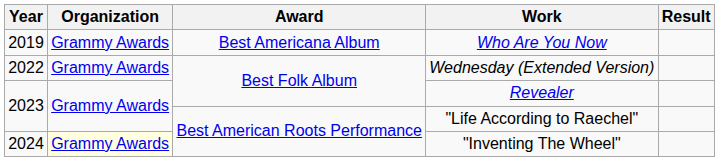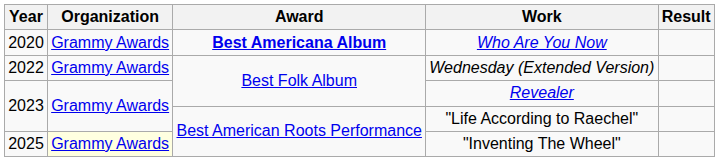(26, 42) 2019 -> (26, 42) 2020
(299, 42) normal -> (299, 42) bold
(26, 144) 2024 -> (26, 144) 2025
